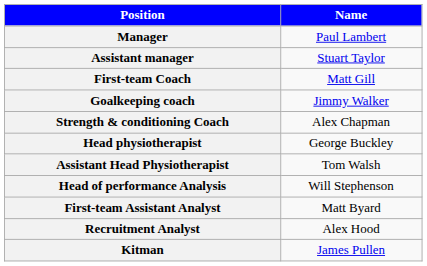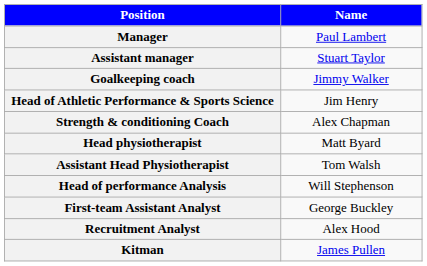- row: (142, 79)
+ row: (142, 101)
(351, 143) George Buckley -> (351, 143) Matt Byard
(351, 207) Matt Byard -> (351, 207) George Buckley
